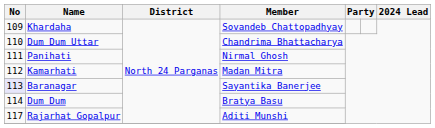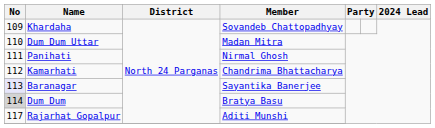(283, 41) Chandrima Bhattacharya -> (252, 41) Madan Mitra
(252, 71) Madan Mitra -> (283, 71) Chandrima Bhattacharya
(15, 101) no background -> (15, 101) lightgrey background
